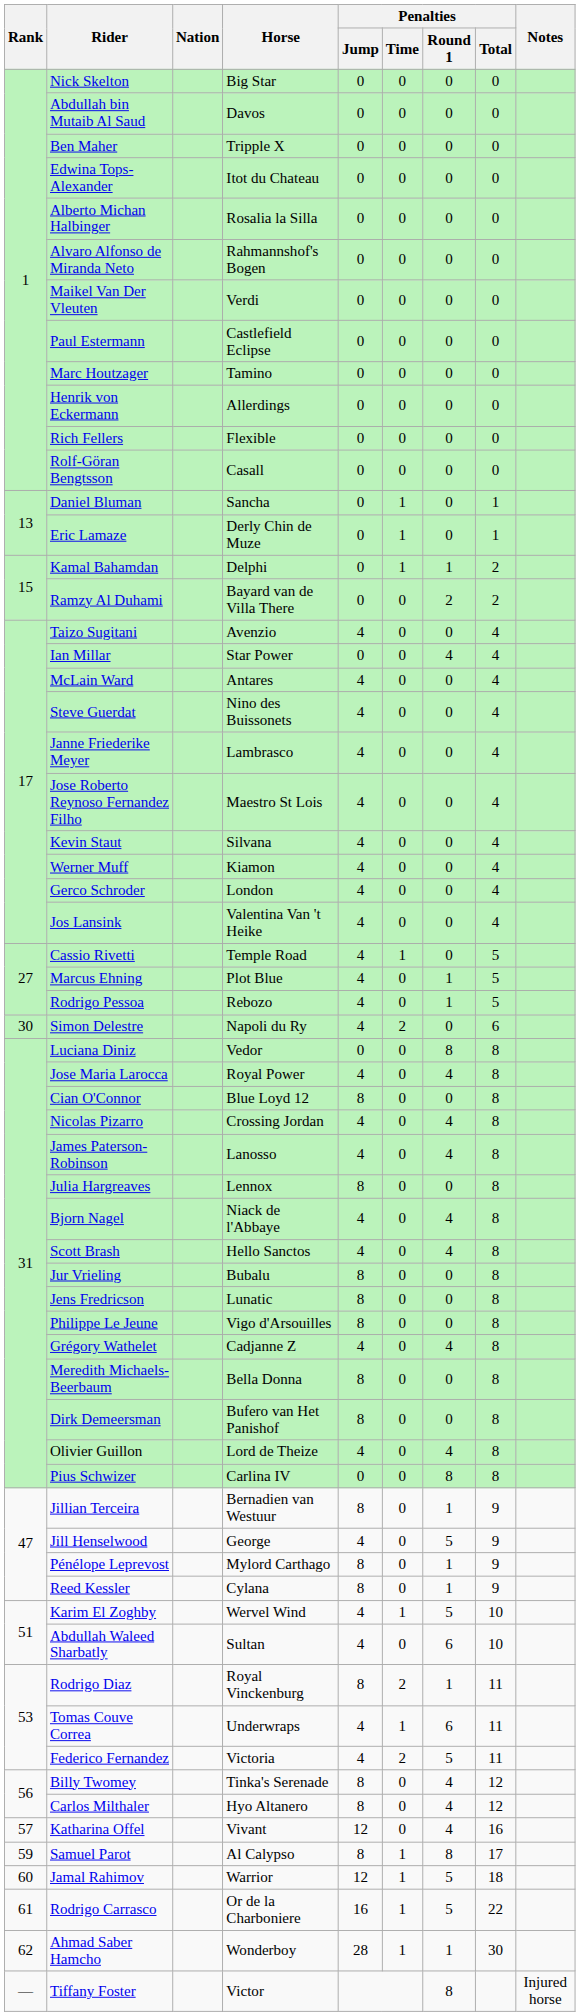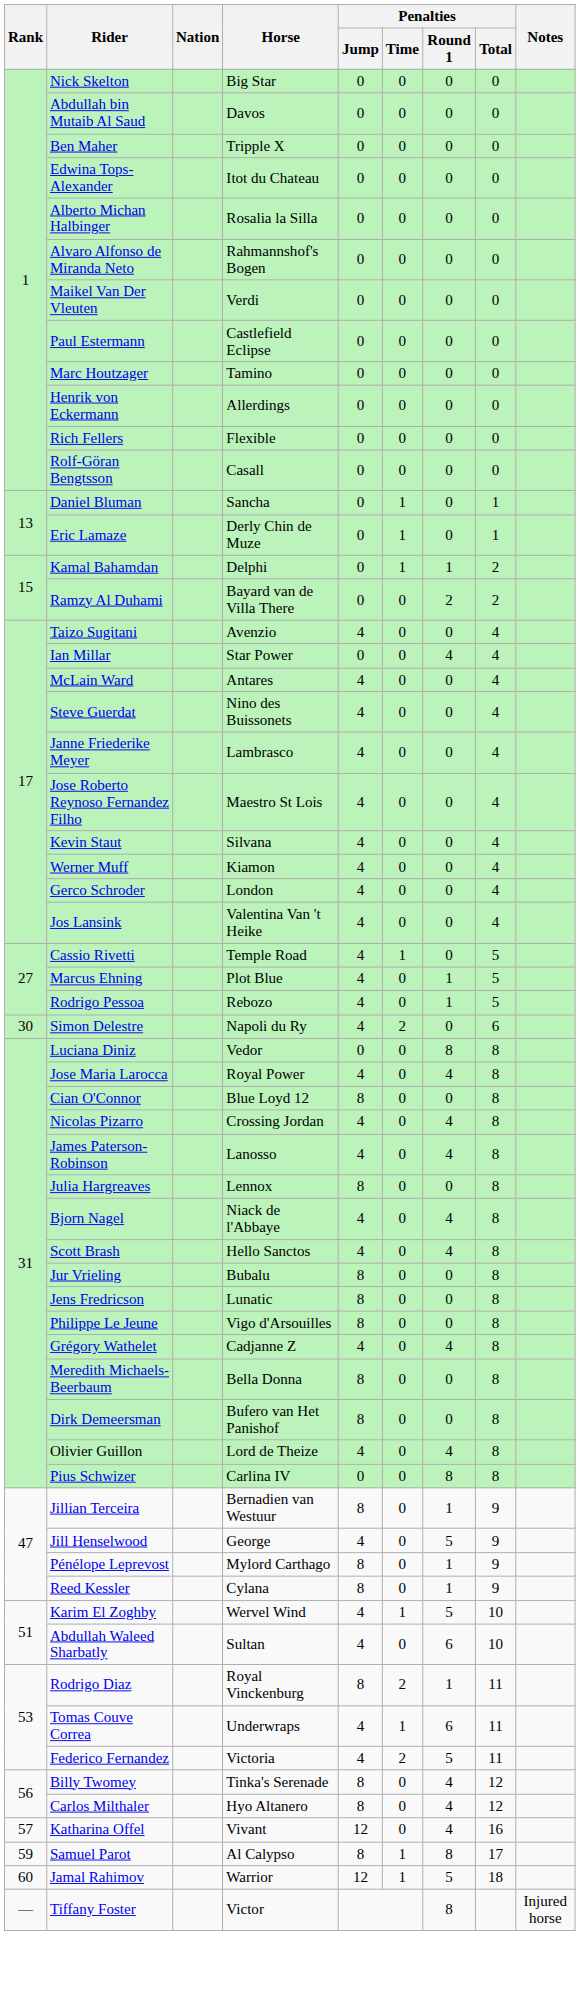- row: (103, 1909)
- row: (91, 1950)
